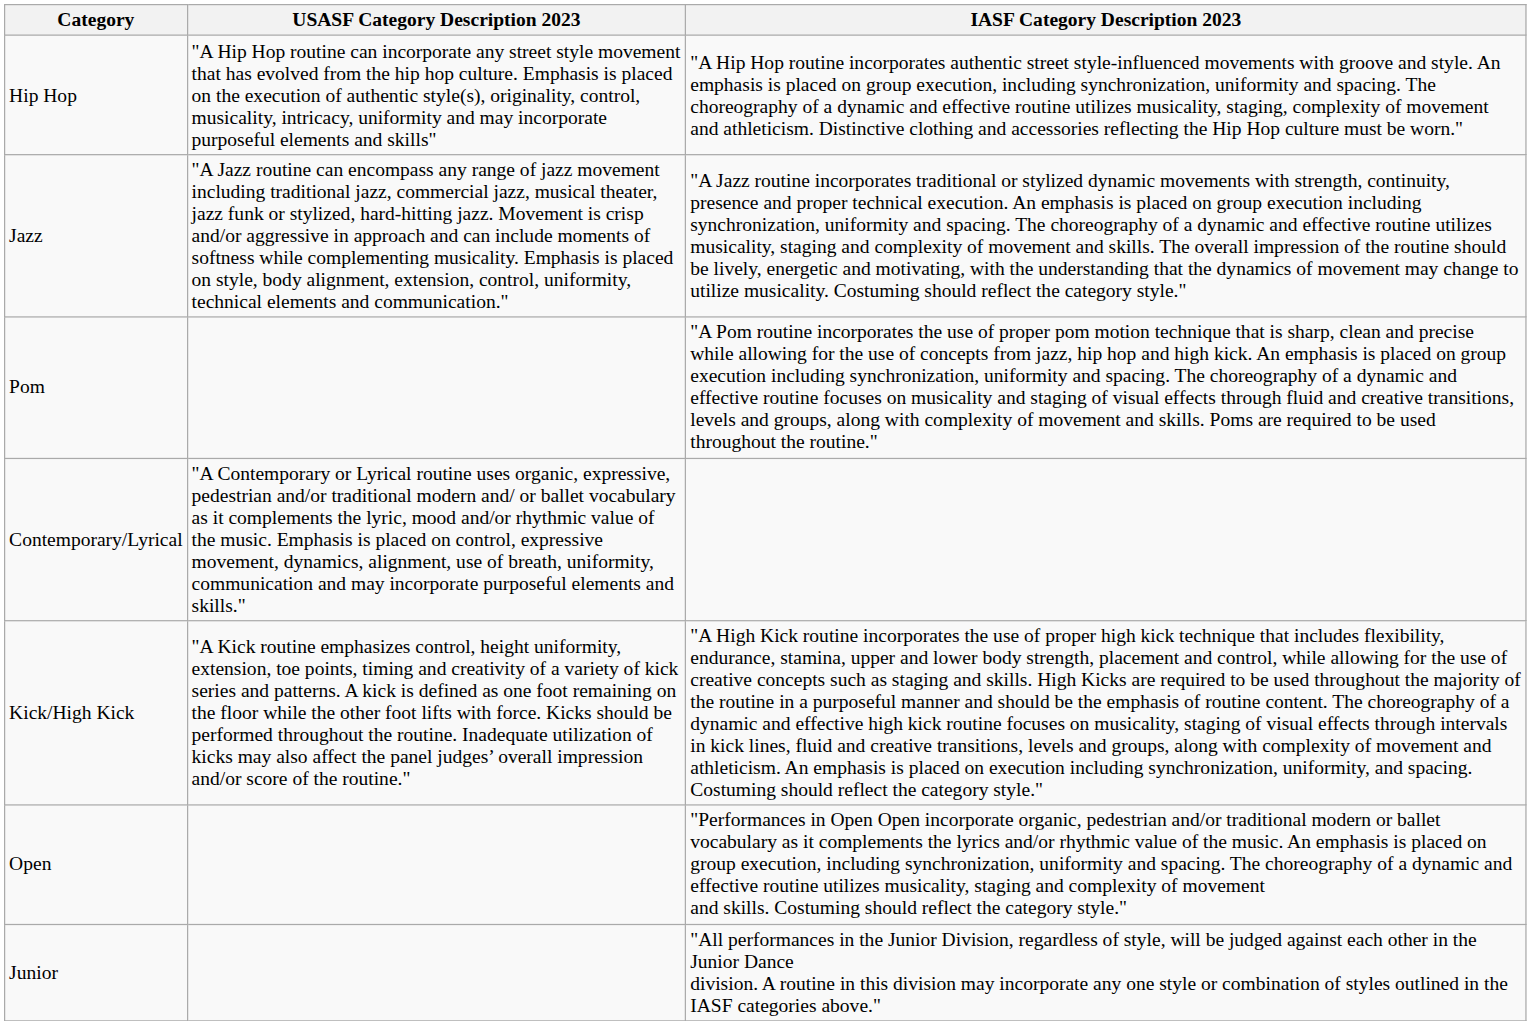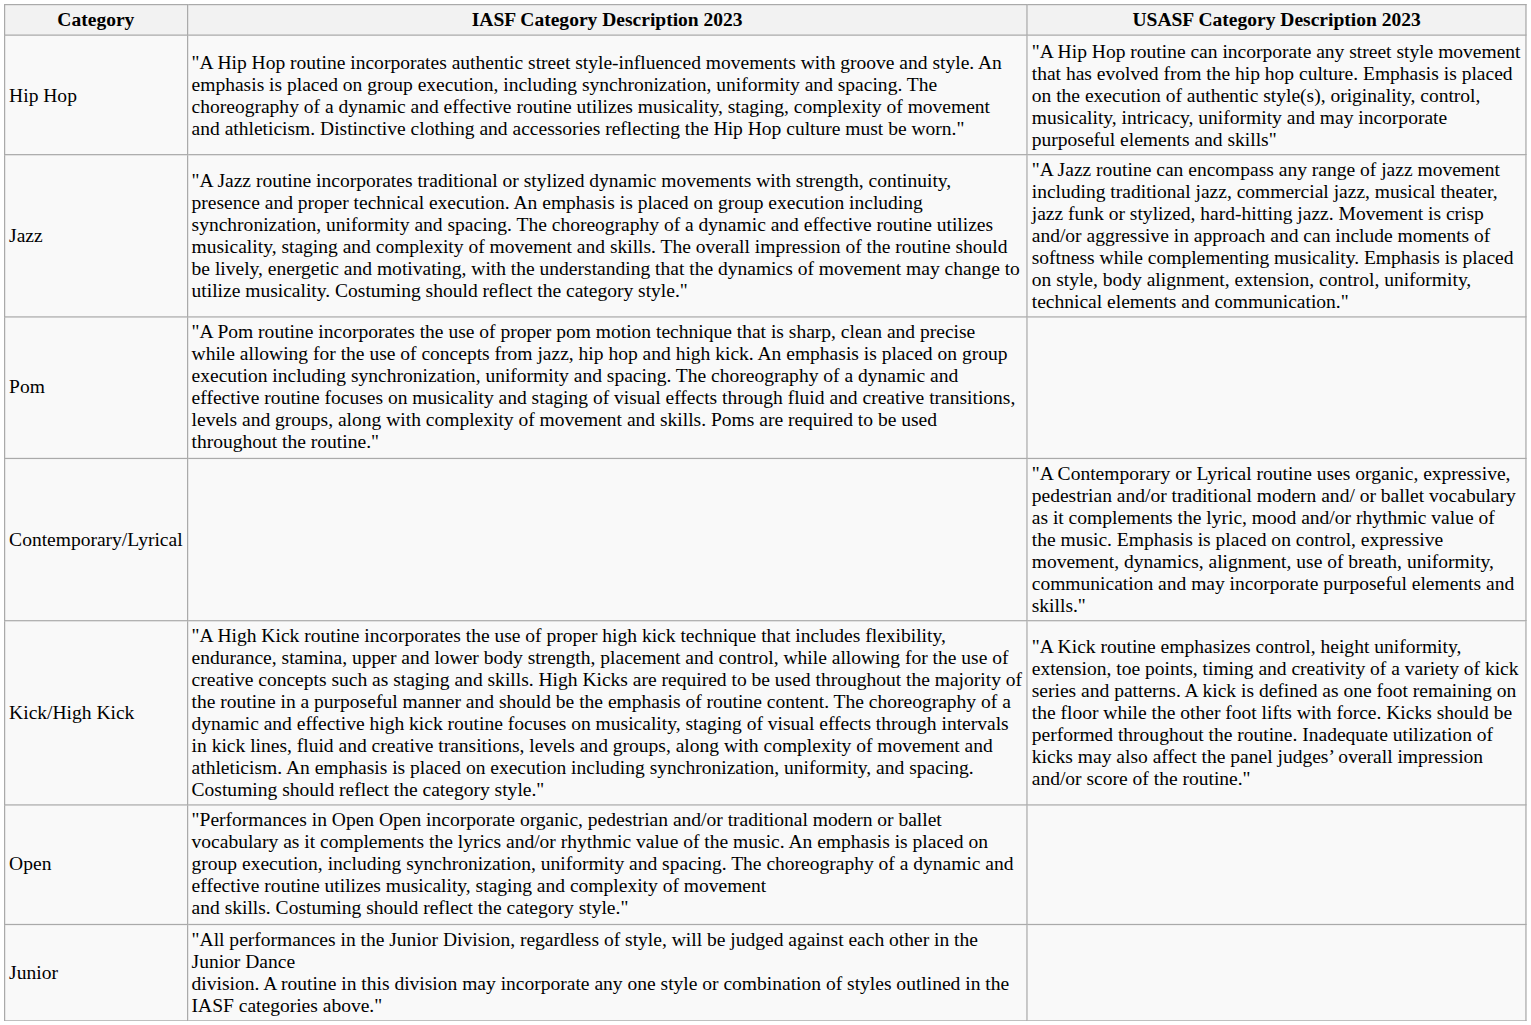columns swapped: (436, 19) <-> (1106, 19)
